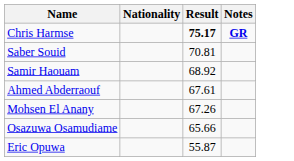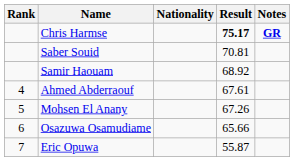+ column: (21, 14)
